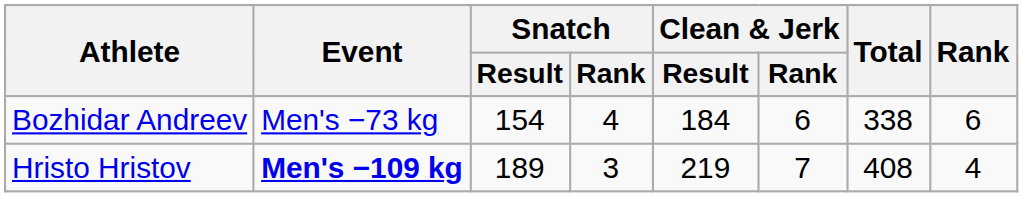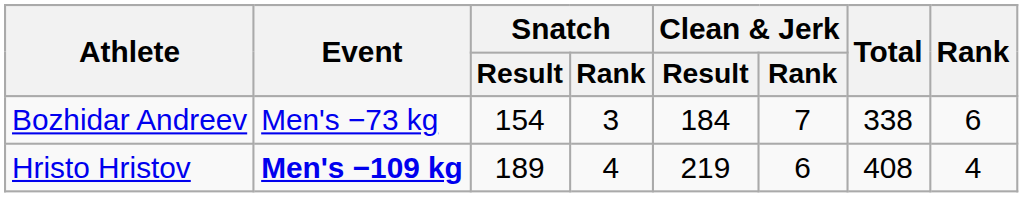(611, 121) 4 -> (611, 121) 3
(803, 121) 6 -> (803, 121) 7
(611, 168) 3 -> (611, 168) 4
(803, 168) 7 -> (803, 168) 6
